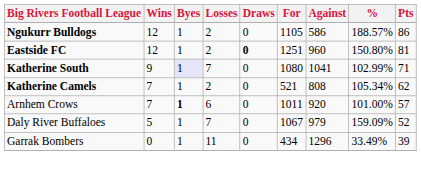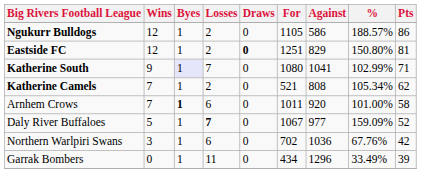(317, 50) 960 -> (317, 50) 829
(404, 104) 57 -> (404, 104) 58
(208, 123) normal -> (208, 123) bold
(317, 123) 979 -> (317, 123) 977
+ row: (65, 141)
